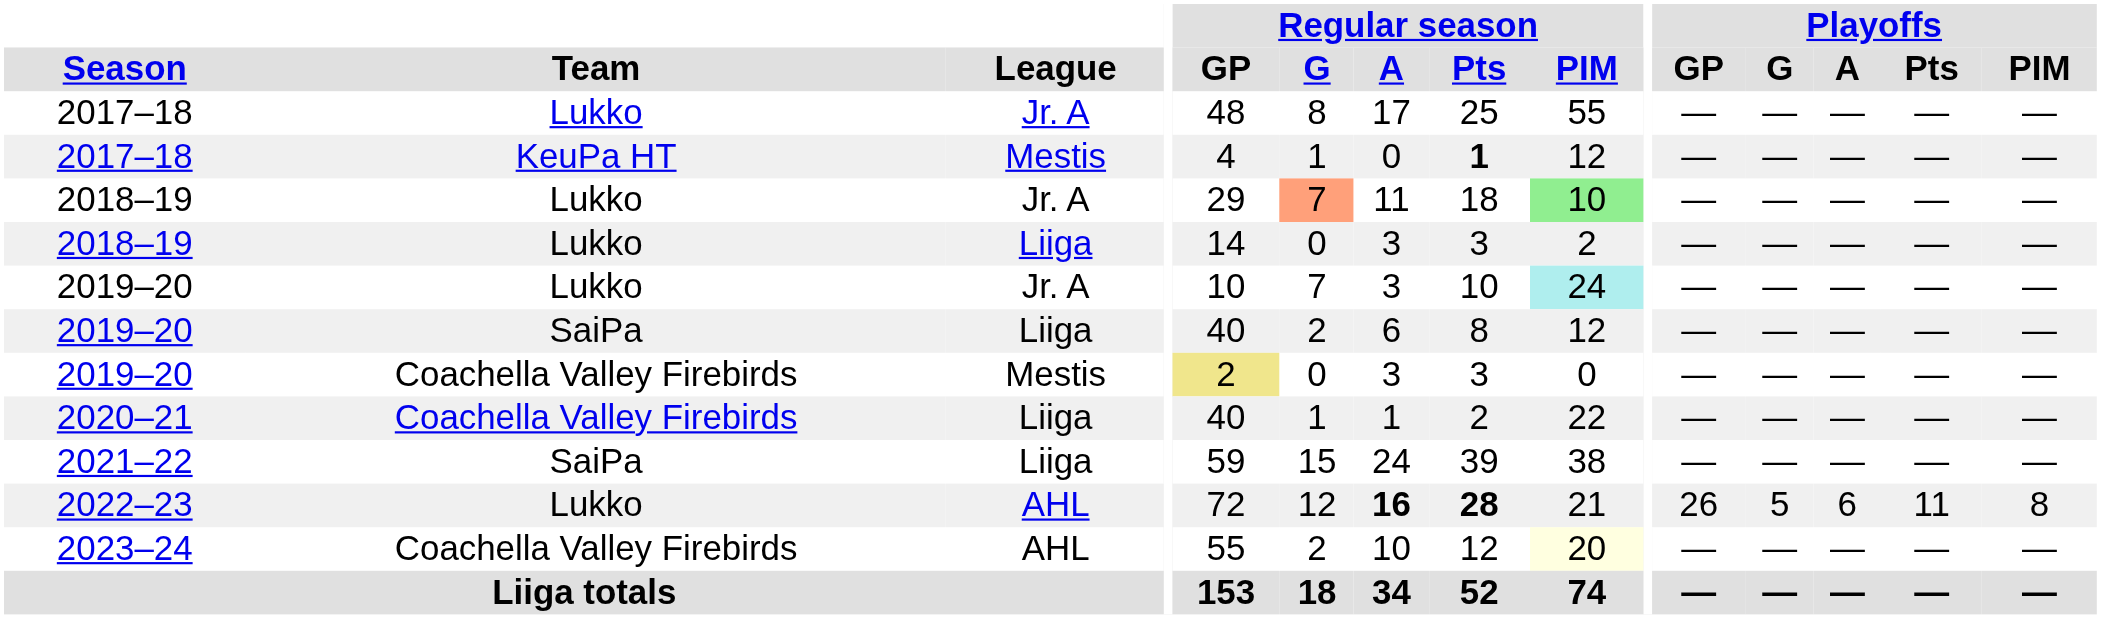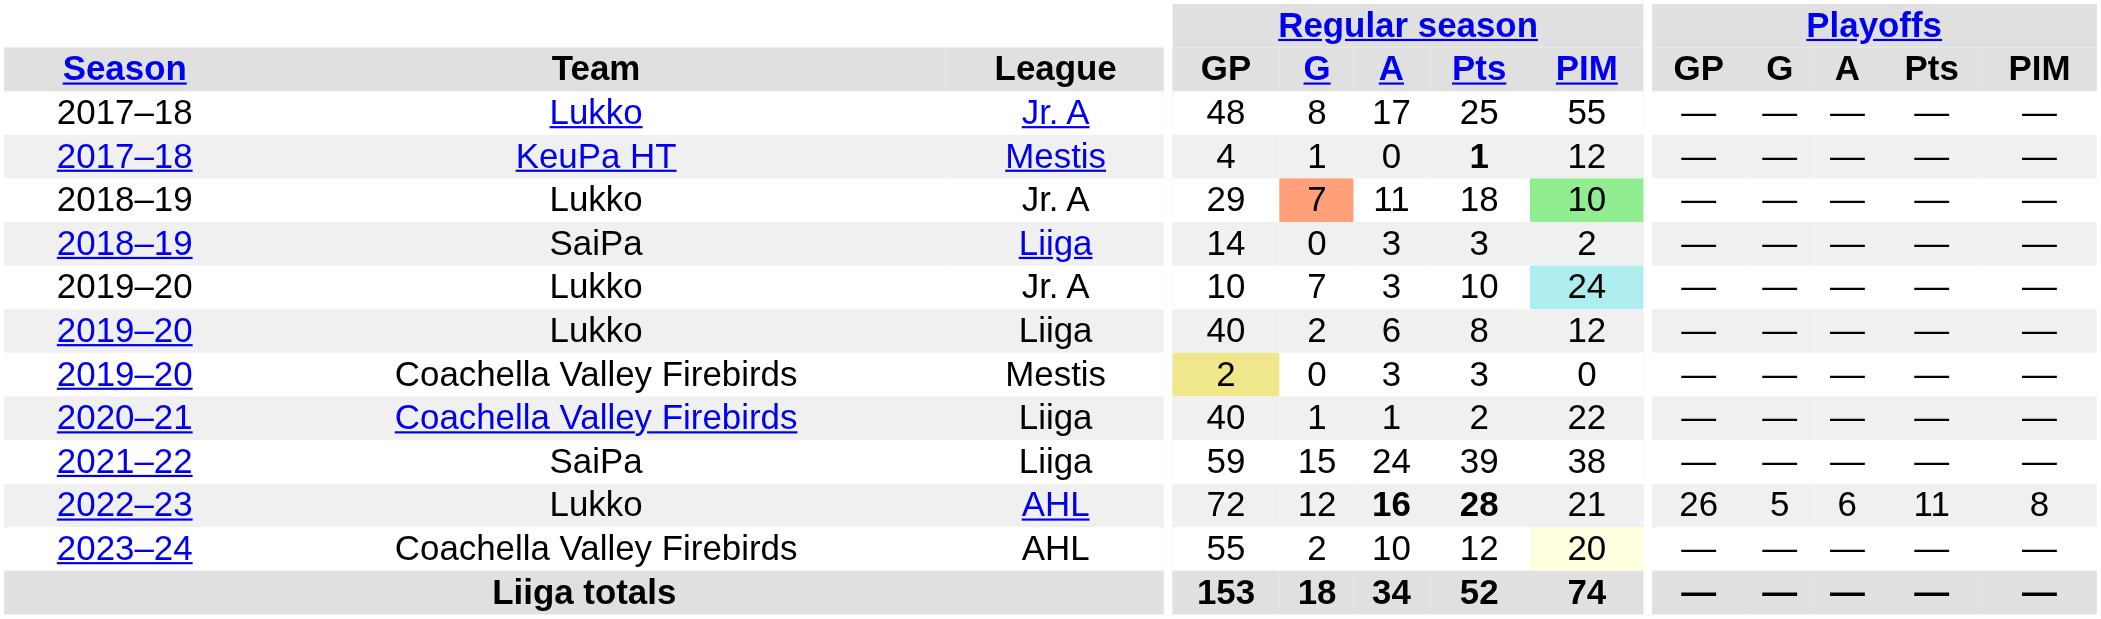(596, 243) Lukko -> (596, 243) SaiPa
(596, 330) SaiPa -> (596, 330) Lukko
